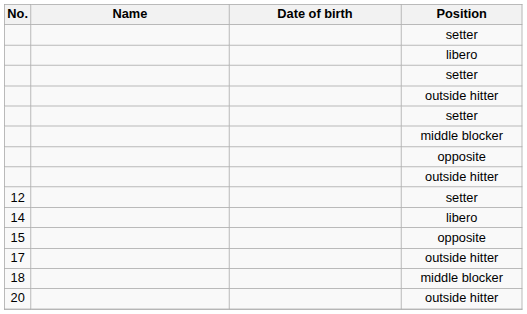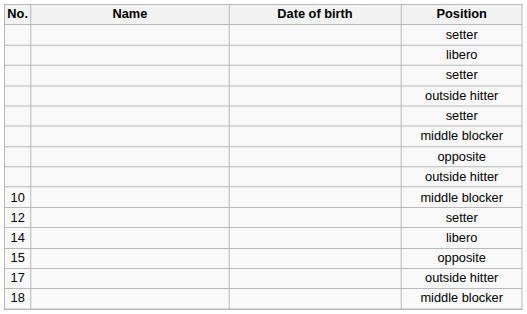+ row: (18, 197)
- row: (18, 298)
